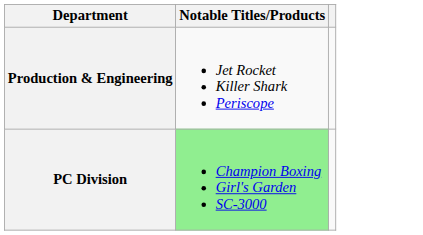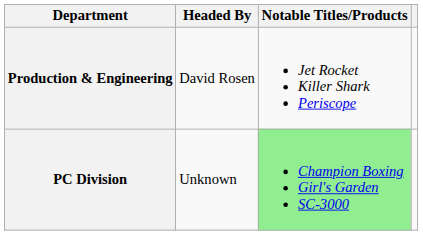+ column: (217, 16)
